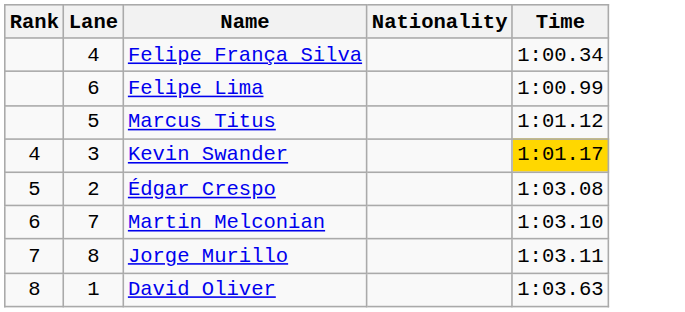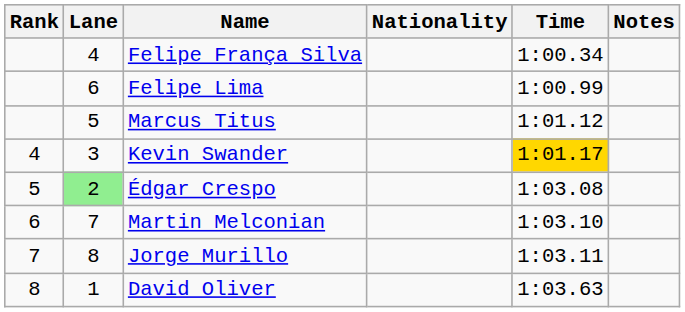+ column: (644, 22)
(93, 189) no background -> (93, 189) lightgreen background
